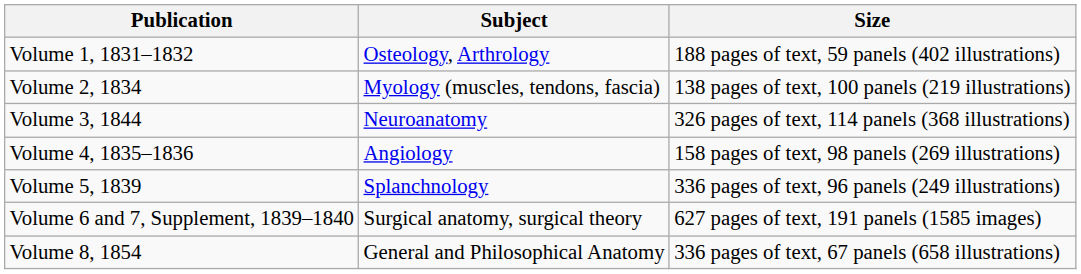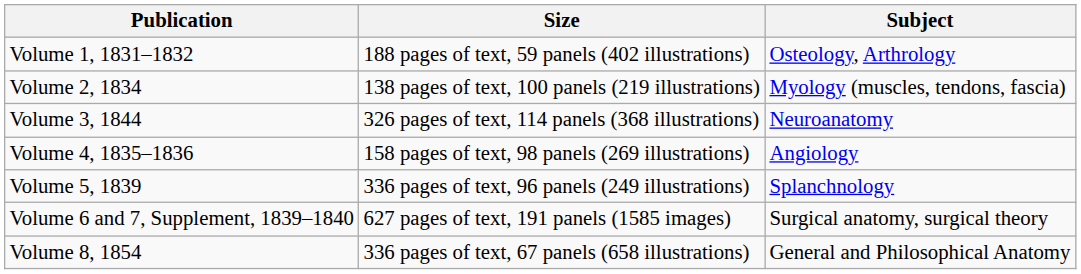columns swapped: (514, 20) <-> (872, 20)
